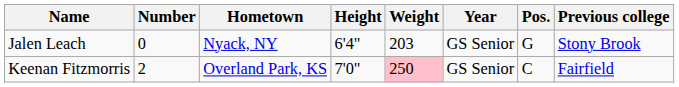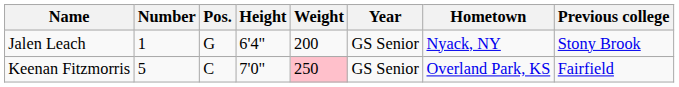columns swapped: (536, 17) <-> (265, 17)
(142, 43) 0 -> (142, 43) 1
(401, 43) 203 -> (306, 43) 200
(142, 69) 2 -> (142, 69) 5
